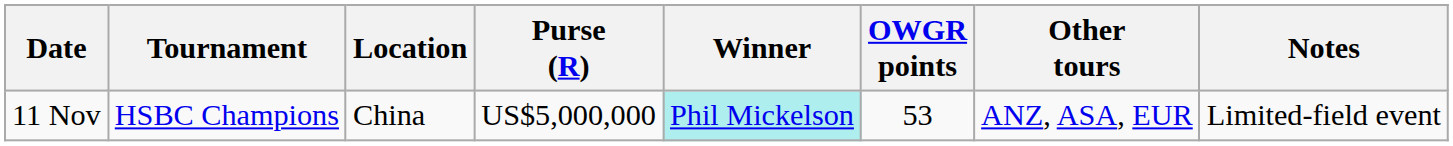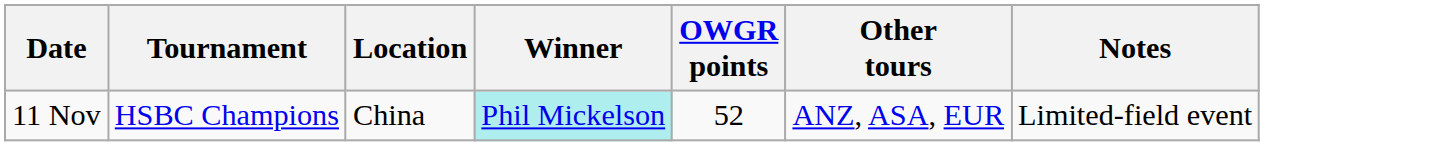- column: (569, 47)
(918, 115) 53 -> (729, 115) 52
